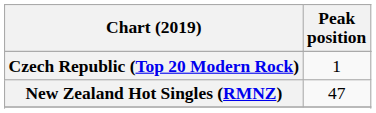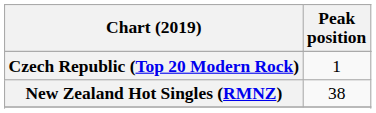(337, 93) 47 -> (337, 93) 38
